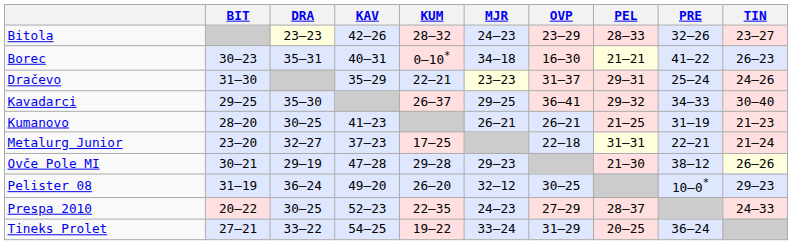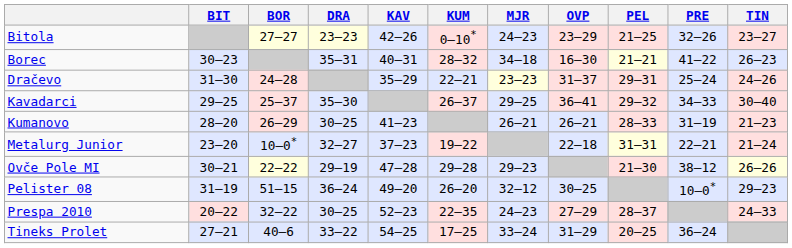+ column: (279, 15)
(432, 36) 28–32 -> (458, 37) 0–10*
(626, 36) 28–33 -> (638, 37) 21–25
(432, 58) 0–10* -> (458, 60) 28–32
(626, 122) 21–25 -> (638, 122) 28–33
(432, 143) 17–25 -> (458, 144) 19–22
(432, 229) 19–22 -> (458, 232) 17–25
